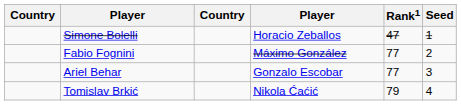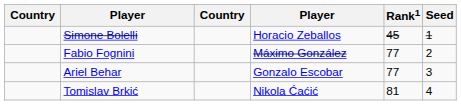(393, 35) 47 -> (393, 35) 45
(393, 91) 79 -> (393, 91) 81
